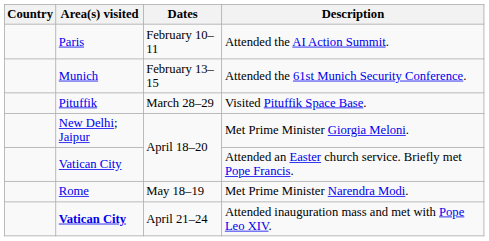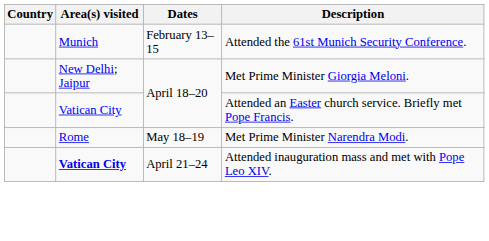- row: (307, 41)
- row: (296, 103)
